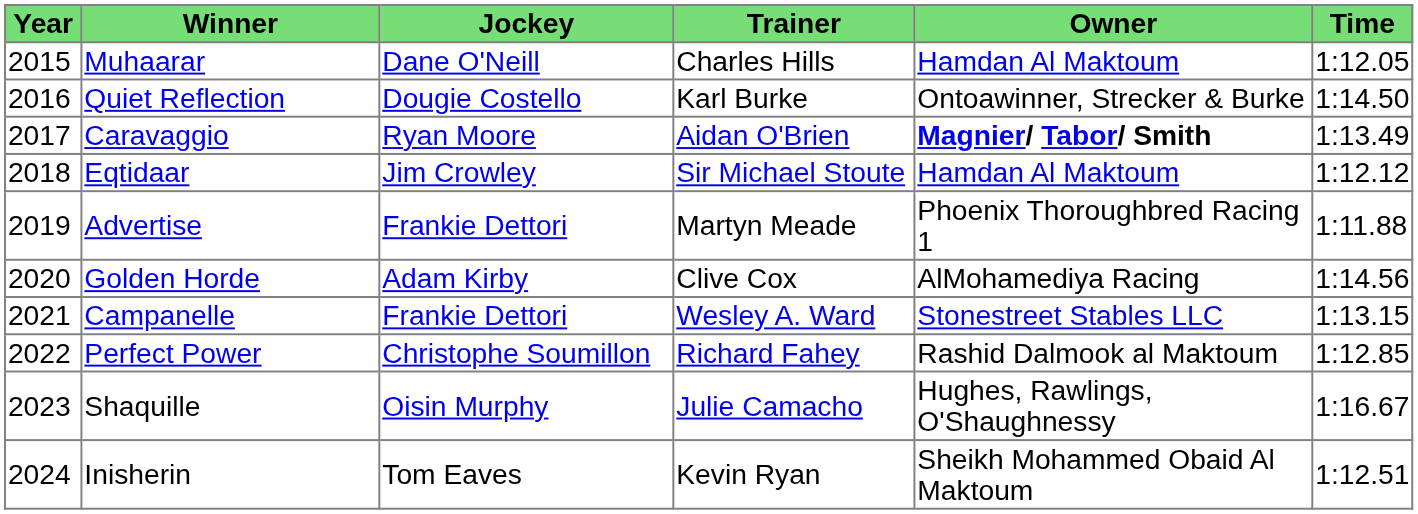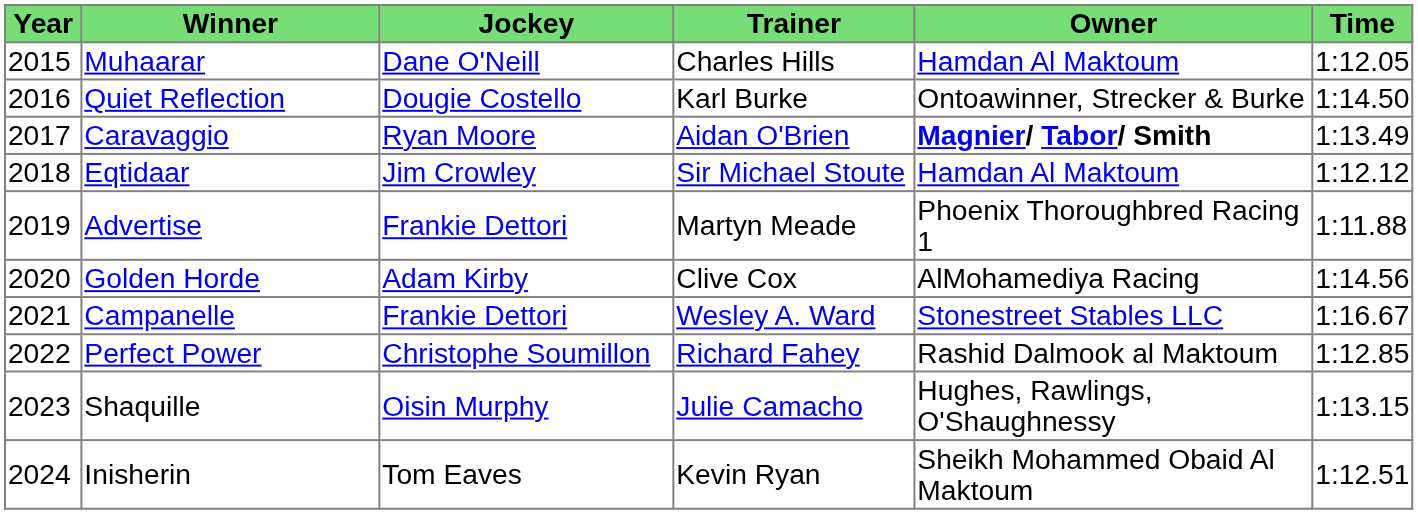(1362, 316) 1:13.15 -> (1362, 316) 1:16.67
(1362, 406) 1:16.67 -> (1362, 406) 1:13.15
